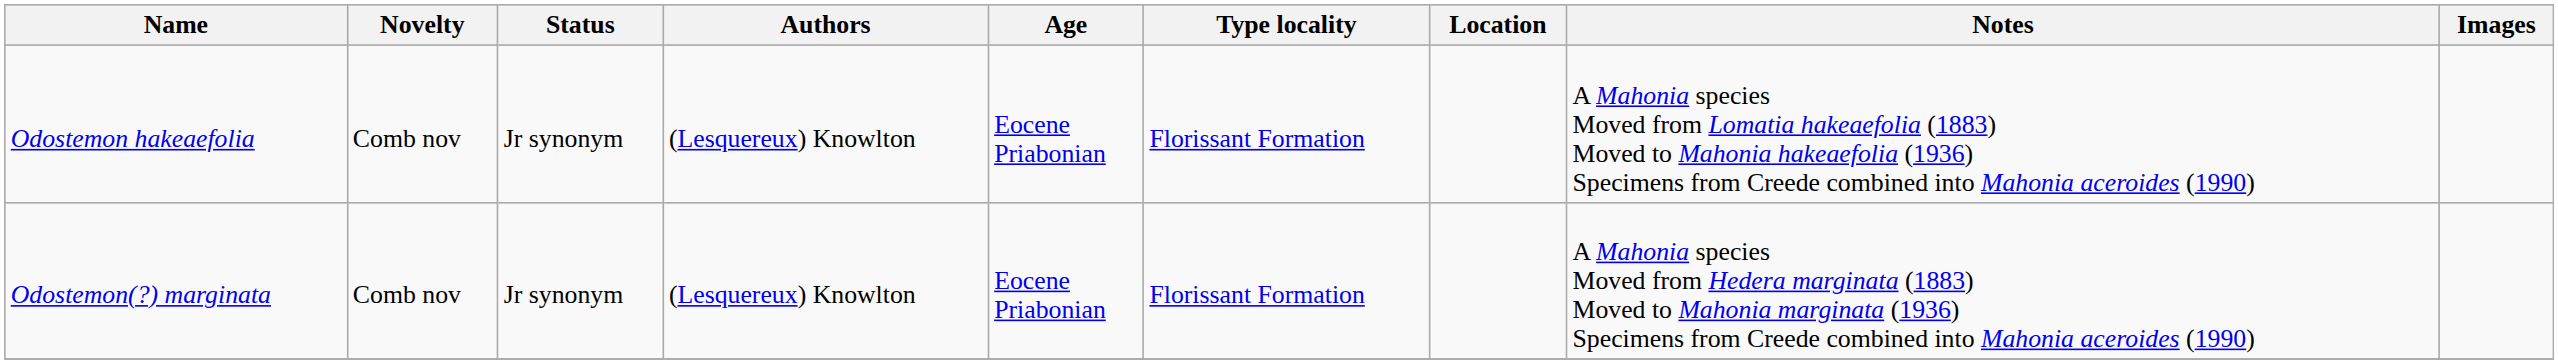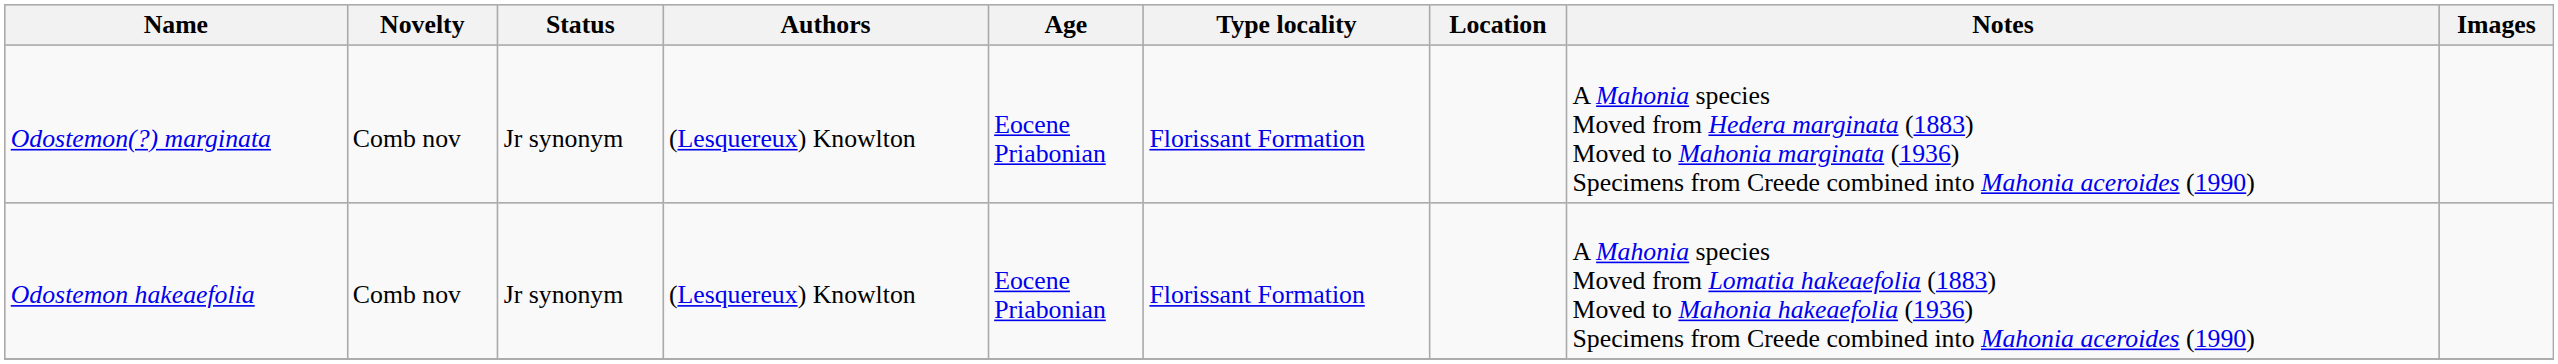rows swapped: (133, 138) <-> (141, 295)
